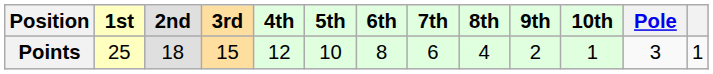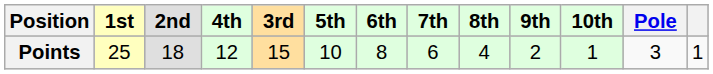columns swapped: (227, 20) <-> (279, 20)
